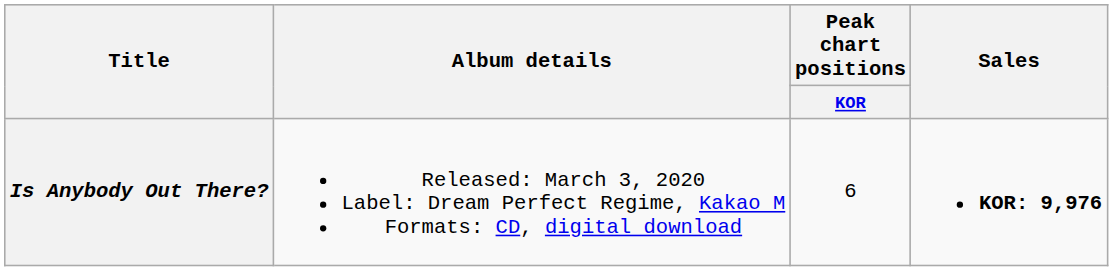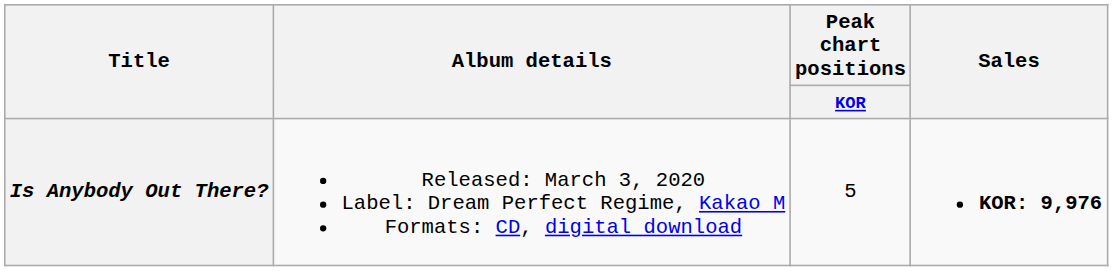(850, 192) 6 -> (850, 192) 5
